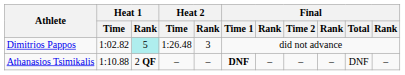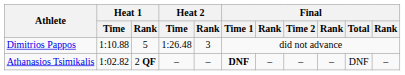(114, 45) 1:02.82 -> (114, 45) 1:10.88
(145, 45) paleturquoise background -> (145, 45) no background
(114, 62) 1:10.88 -> (114, 62) 1:02.82
